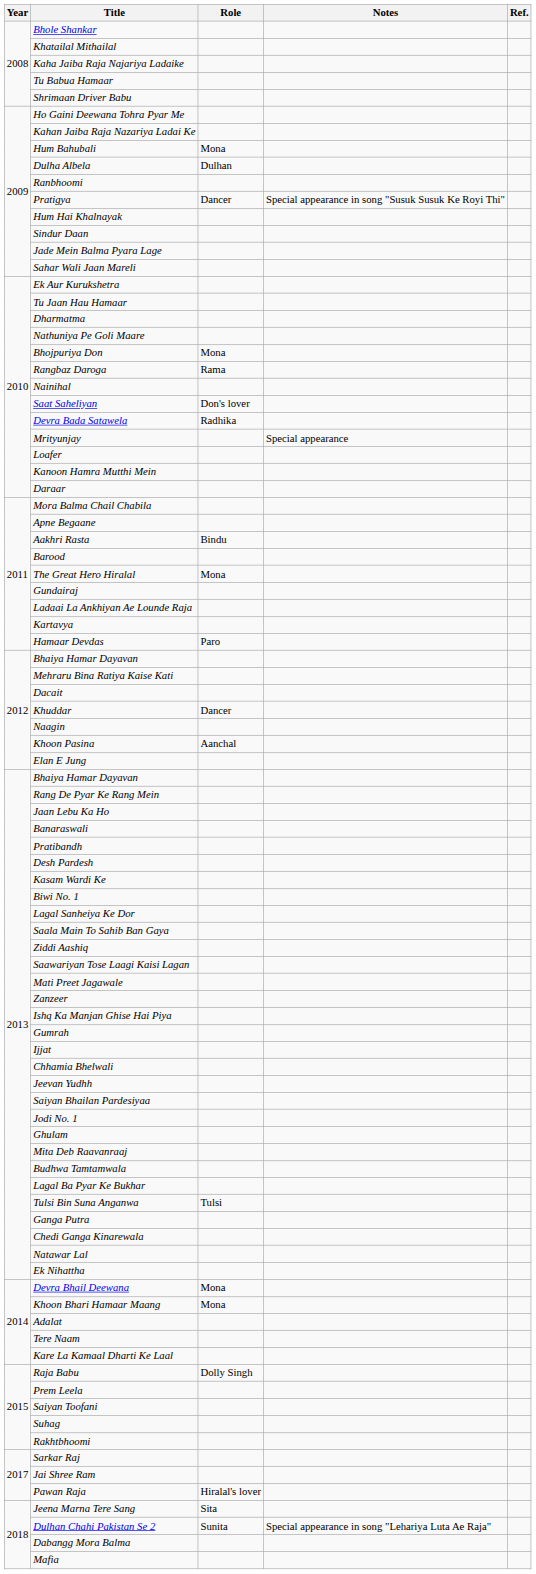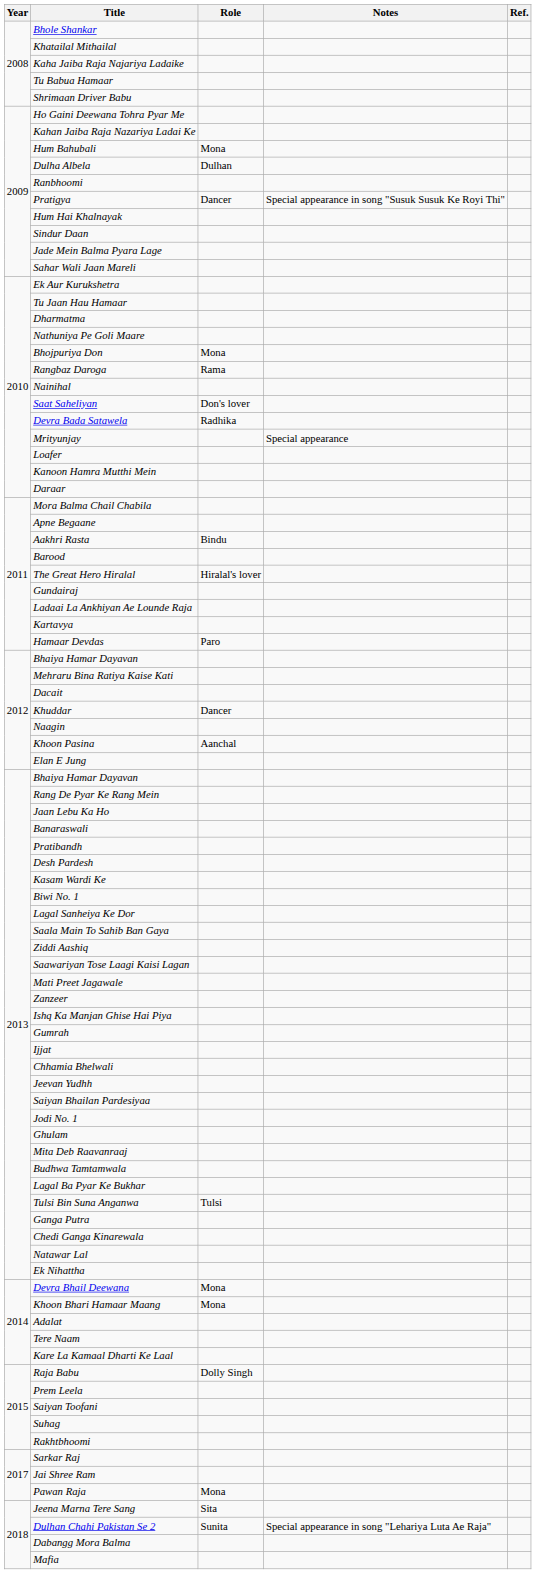(213, 574) Mona -> (231, 574) Hiralal's lover
(231, 1492) Hiralal's lover -> (213, 1492) Mona
